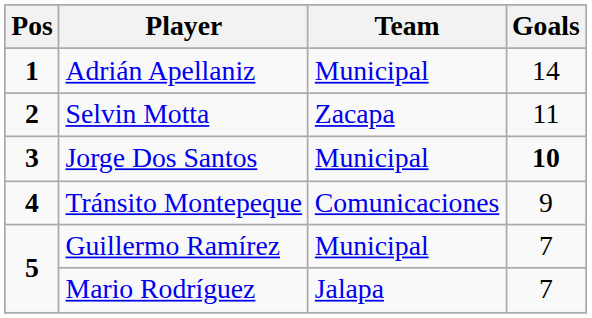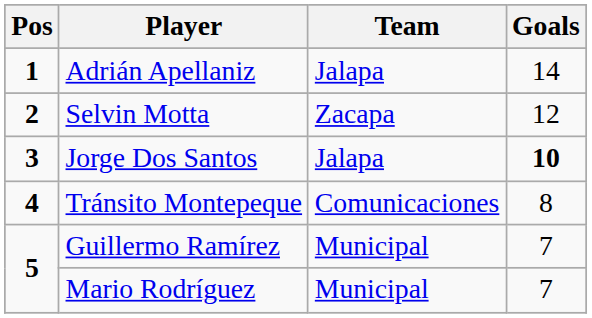(372, 70) Municipal -> (349, 70) Jalapa
(546, 114) 11 -> (546, 114) 12
(372, 158) Municipal -> (349, 158) Jalapa
(546, 202) 9 -> (546, 202) 8
(349, 289) Jalapa -> (372, 289) Municipal
